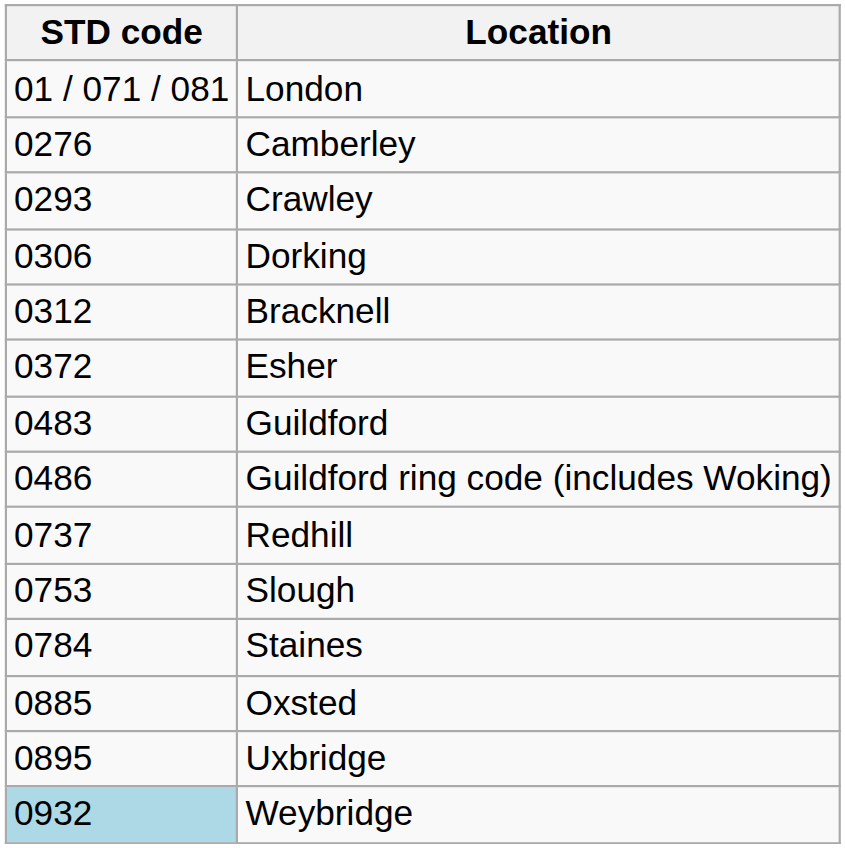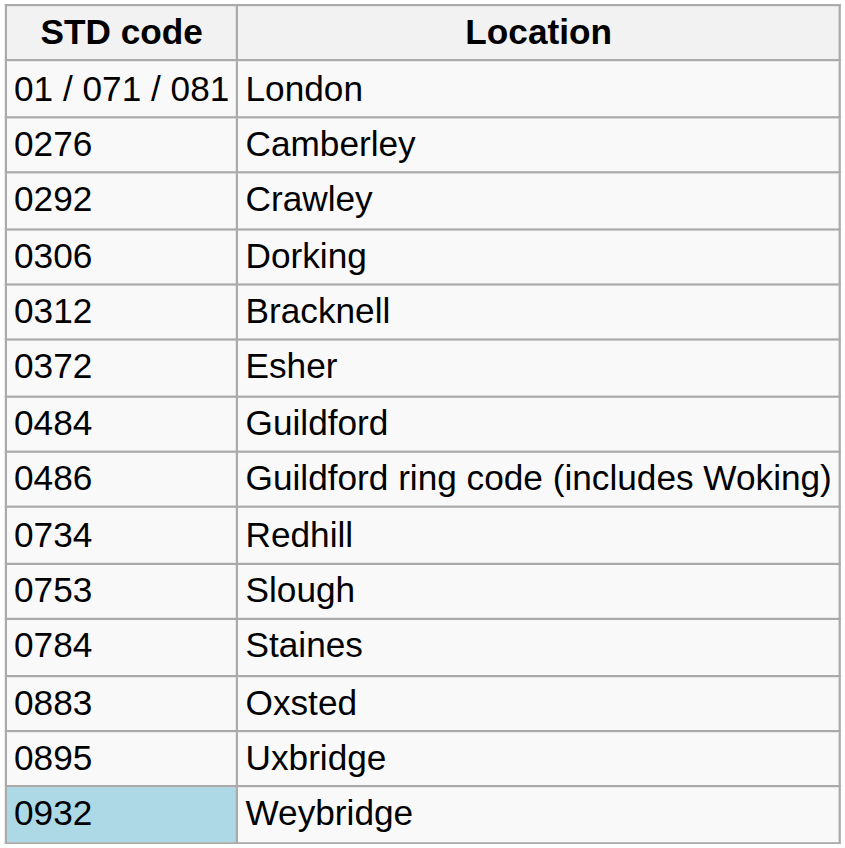(53, 199) 0293 -> (53, 199) 0292
(53, 423) 0483 -> (53, 423) 0484
(53, 534) 0737 -> (53, 534) 0734
(53, 702) 0885 -> (53, 702) 0883
